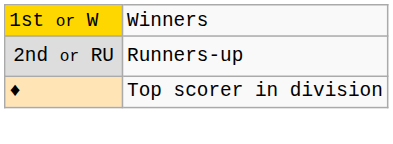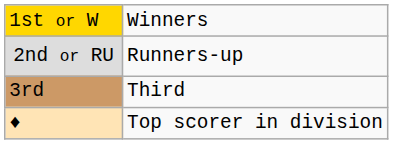+ row: (27, 91)
